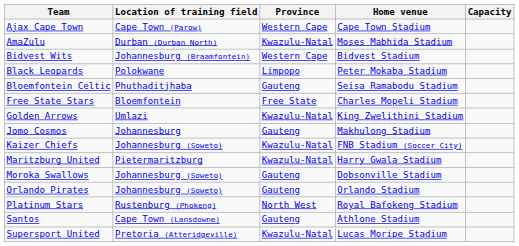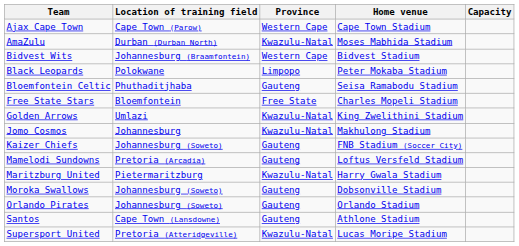(281, 130) Gauteng -> (297, 130) Kwazulu-Natal
(297, 145) Kwazulu-Natal -> (281, 145) Gauteng
+ row: (53, 160)
- row: (45, 205)
